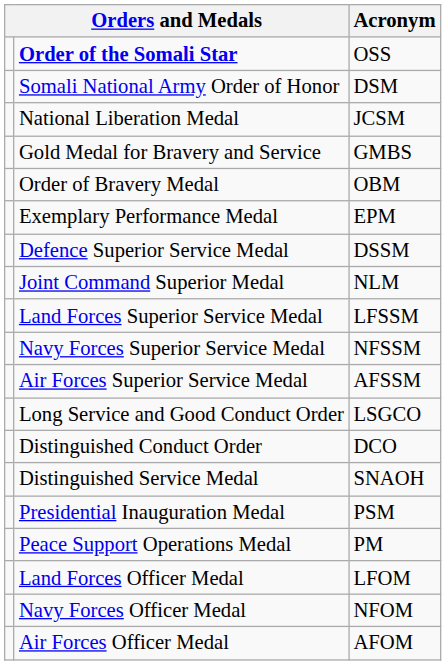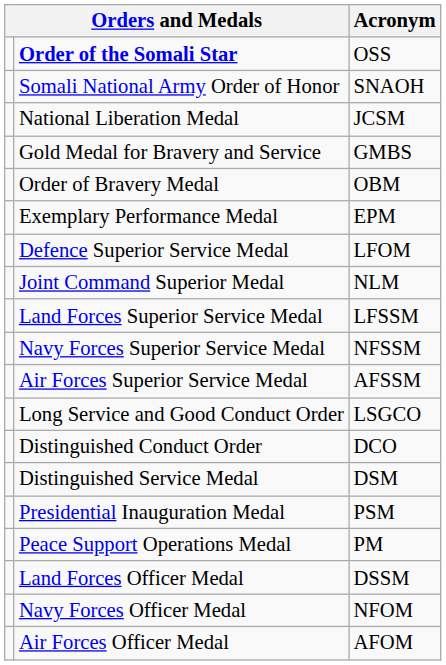(376, 86) DSM -> (389, 86) SNAOH
(382, 250) DSSM -> (382, 250) LFOM
(389, 479) SNAOH -> (376, 479) DSM
(382, 577) LFOM -> (382, 577) DSSM
